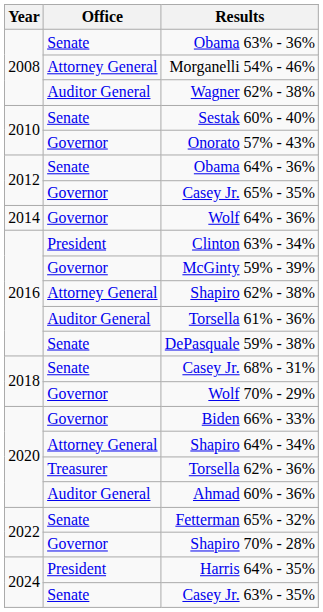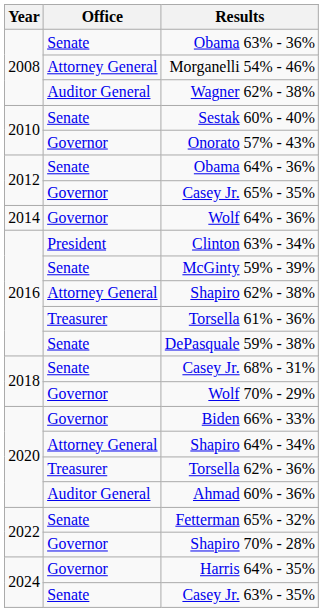(77, 268) Governor -> (68, 268) Senate
(99, 318) Auditor General -> (77, 318) Treasurer
(77, 569) President -> (77, 569) Governor
